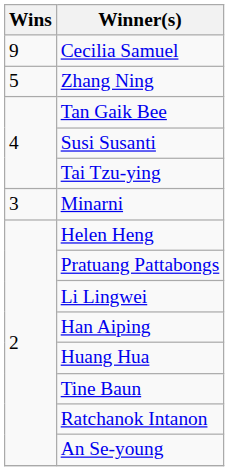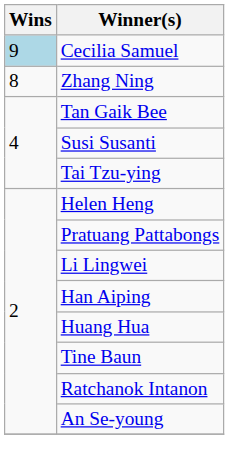(14, 50) no background -> (14, 50) lightblue background
(14, 81) 5 -> (14, 81) 8
- row: (92, 204)
